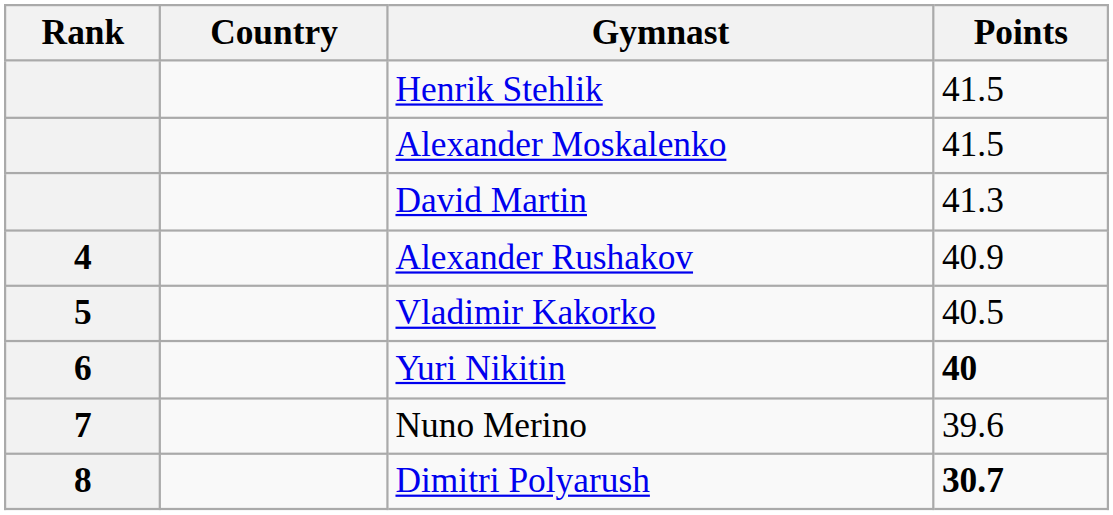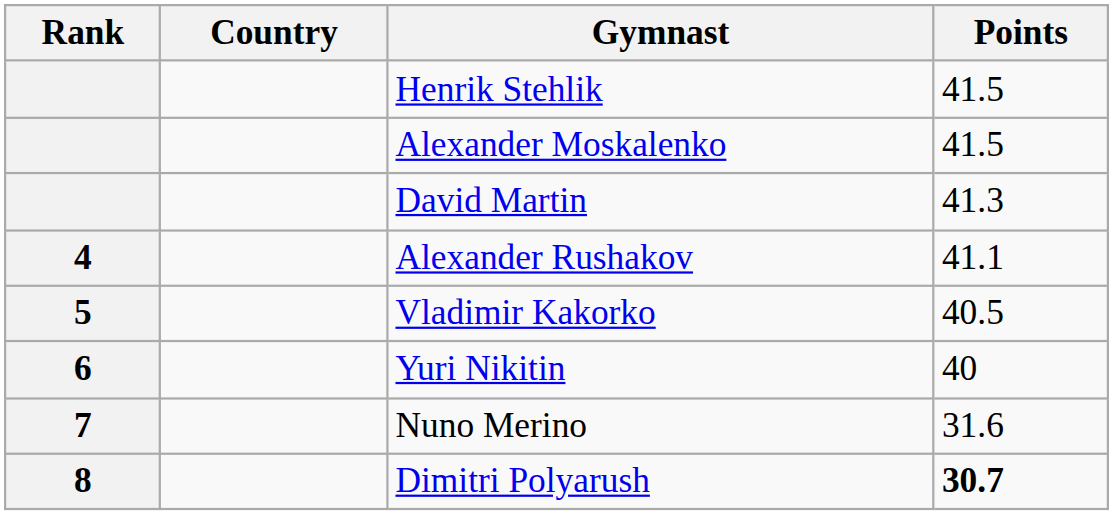(973, 256) 40.9 -> (973, 256) 41.1
(960, 369) bold -> (960, 369) normal
(973, 425) 39.6 -> (973, 425) 31.6
